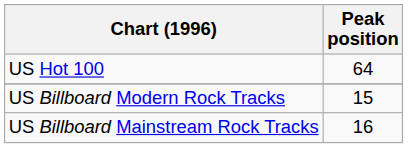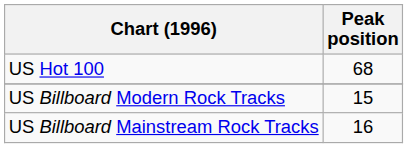(363, 68) 64 -> (363, 68) 68
